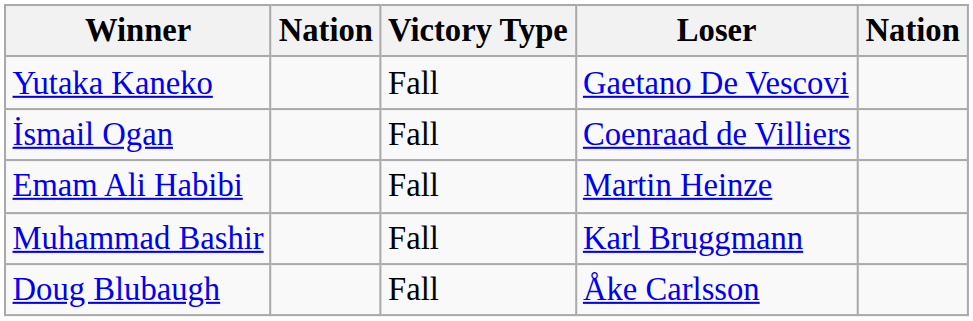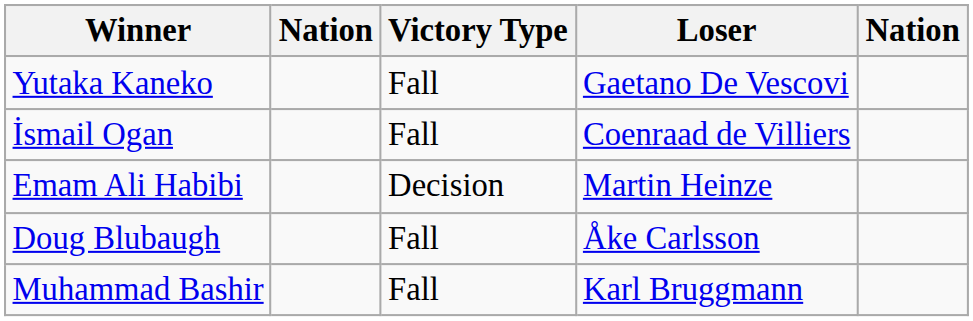(413, 185) Fall -> (446, 185) Decision
rows swapped: (116, 289) <-> (138, 237)
